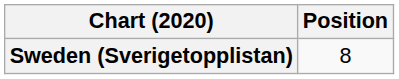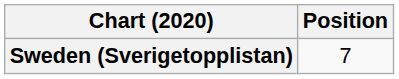(345, 55) 8 -> (345, 55) 7
